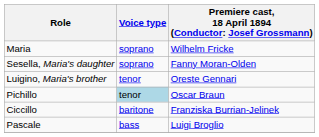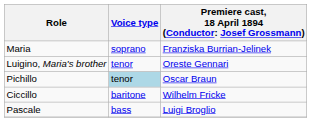(202, 48) Wilhelm Fricke -> (217, 48) Franziska Burrian-Jelinek
- row: (61, 64)
(225, 109) Franziska Burrian-Jelinek -> (194, 94) Wilhelm Fricke
